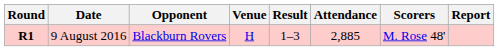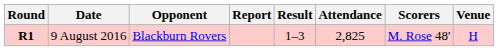columns swapped: (249, 14) <-> (471, 14)
(345, 35) 2,885 -> (350, 35) 2,825
